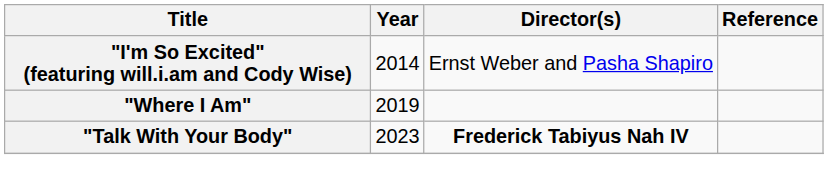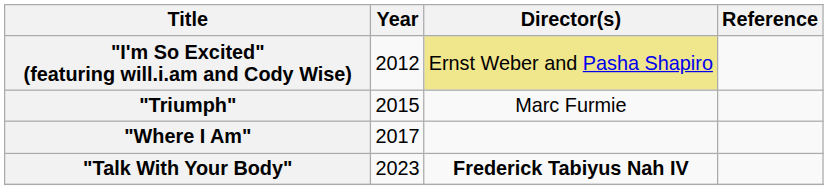(398, 62) 2014 -> (398, 62) 2012
(571, 62) no background -> (571, 62) khaki background
+ row: (188, 105)
(398, 105) 2019 -> (398, 136) 2017
